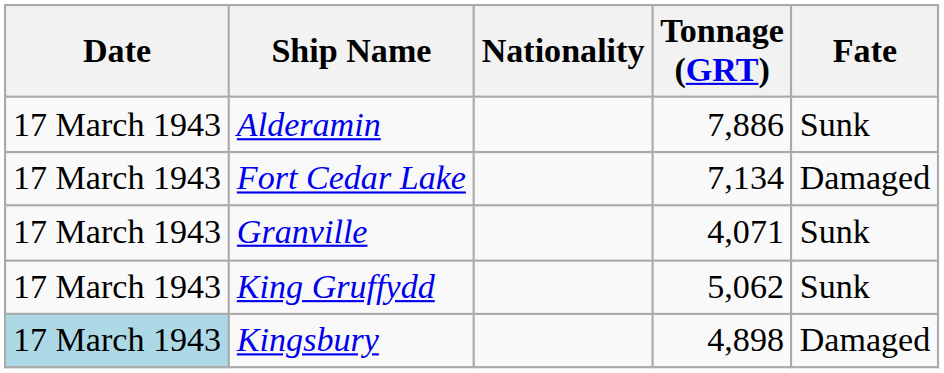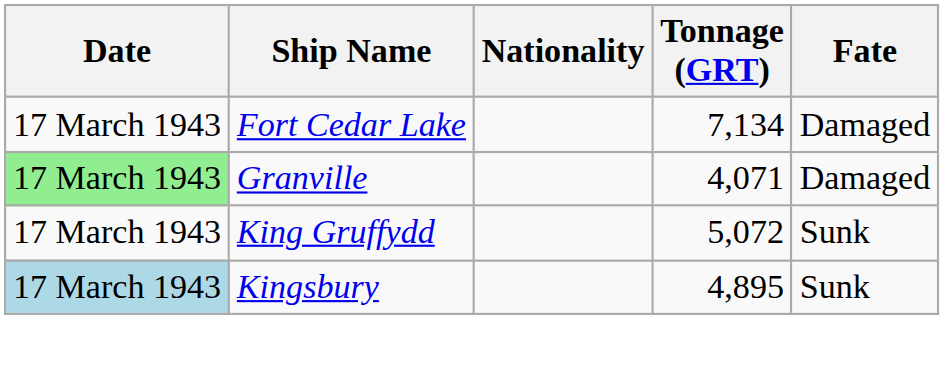- row: (309, 123)
(117, 232) no background -> (117, 177) lightgreen background
(835, 232) Sunk -> (865, 177) Damaged
(746, 286) 5,062 -> (746, 232) 5,072
(746, 340) 4,898 -> (746, 286) 4,895
(865, 340) Damaged -> (835, 286) Sunk
